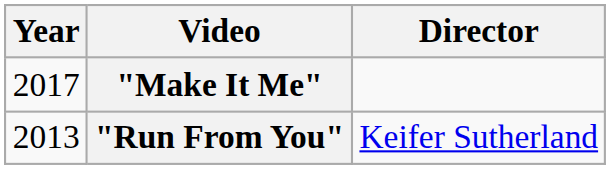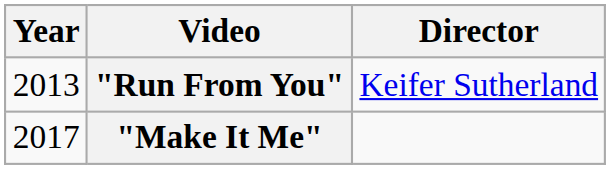rows swapped: (220, 137) <-> (220, 84)
